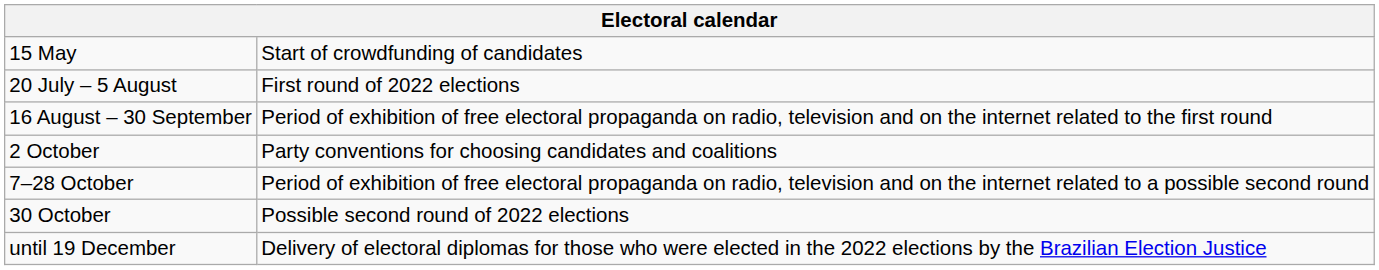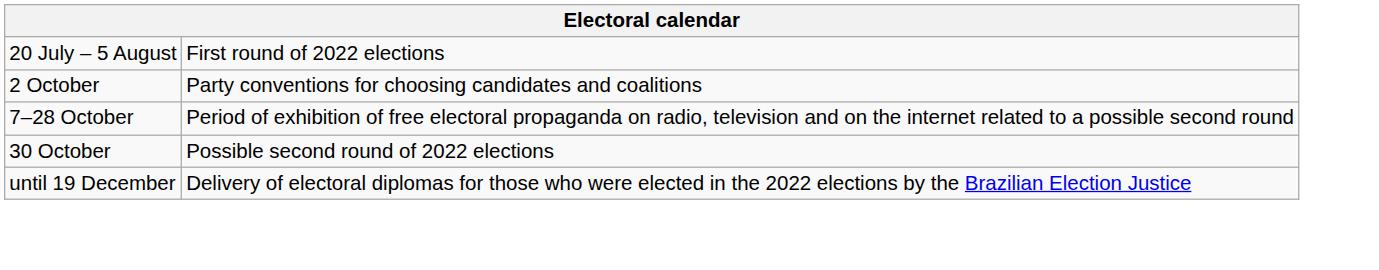- row: (43, 53)
- row: (131, 118)
